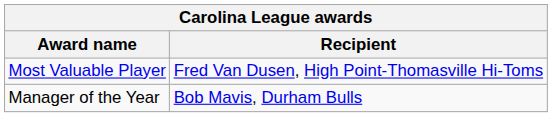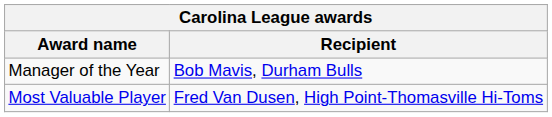rows swapped: (87, 71) <-> (84, 97)
